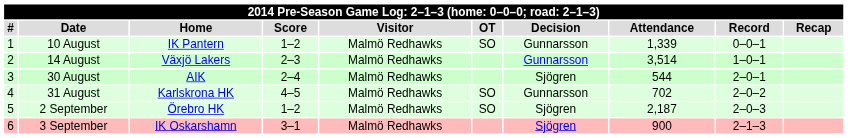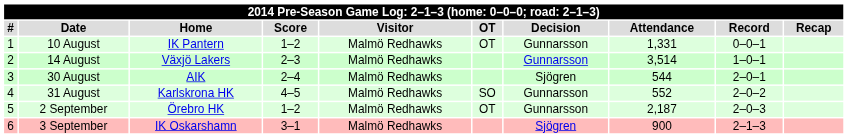(487, 44) SO -> (487, 44) OT
(662, 44) 1,339 -> (662, 44) 1,331
(662, 93) 702 -> (662, 93) 552
(487, 109) SO -> (487, 109) OT
(556, 109) Sjögren -> (556, 109) Gunnarsson
